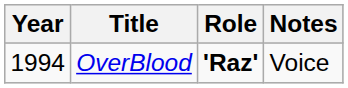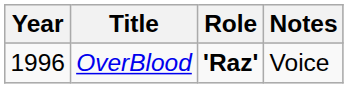(38, 62) 1994 -> (38, 62) 1996
